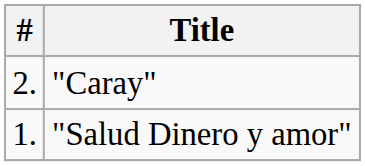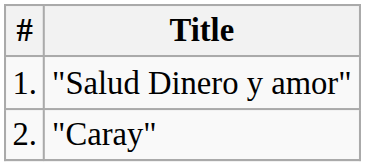rows swapped: (202, 133) <-> (104, 82)
